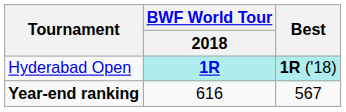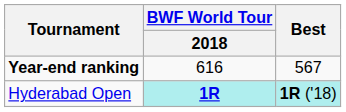rows swapped: (70, 69) <-> (74, 94)
